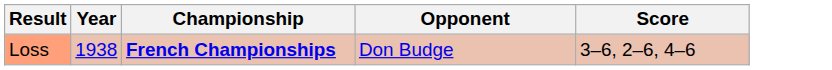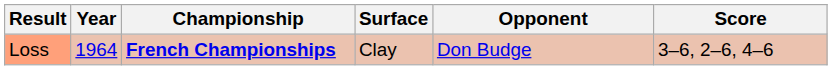+ column: (394, 19)
(96, 49) 1938 -> (96, 49) 1964
